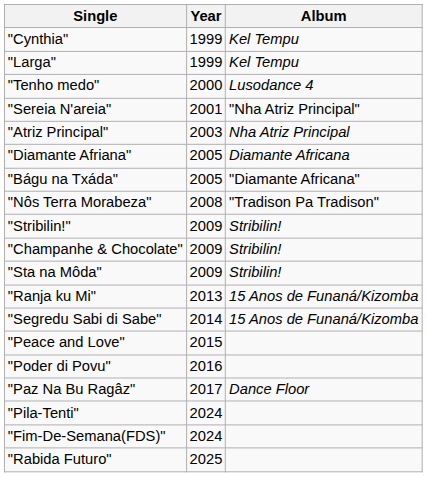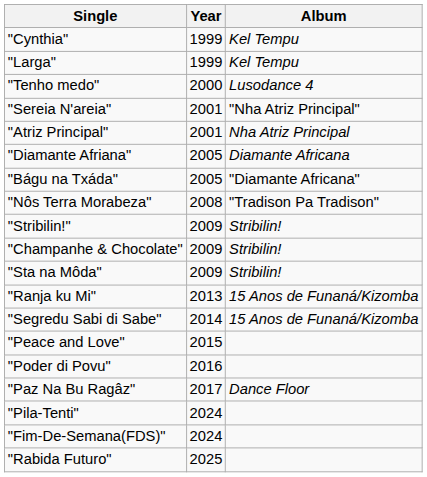(206, 132) 2003 -> (206, 132) 2001
